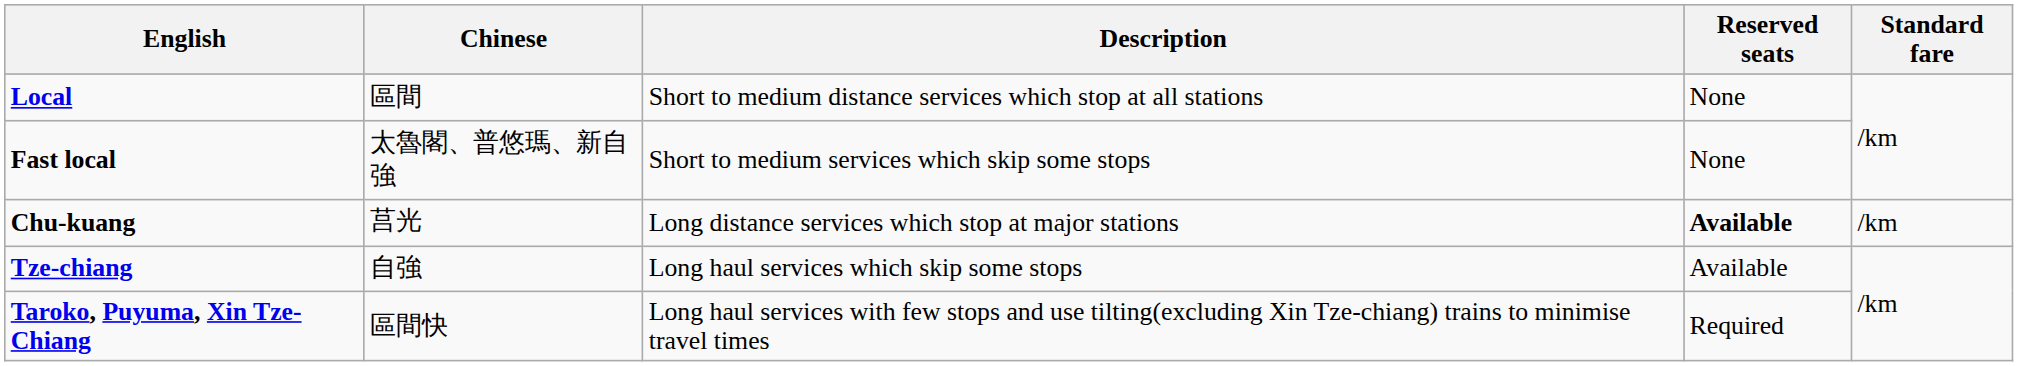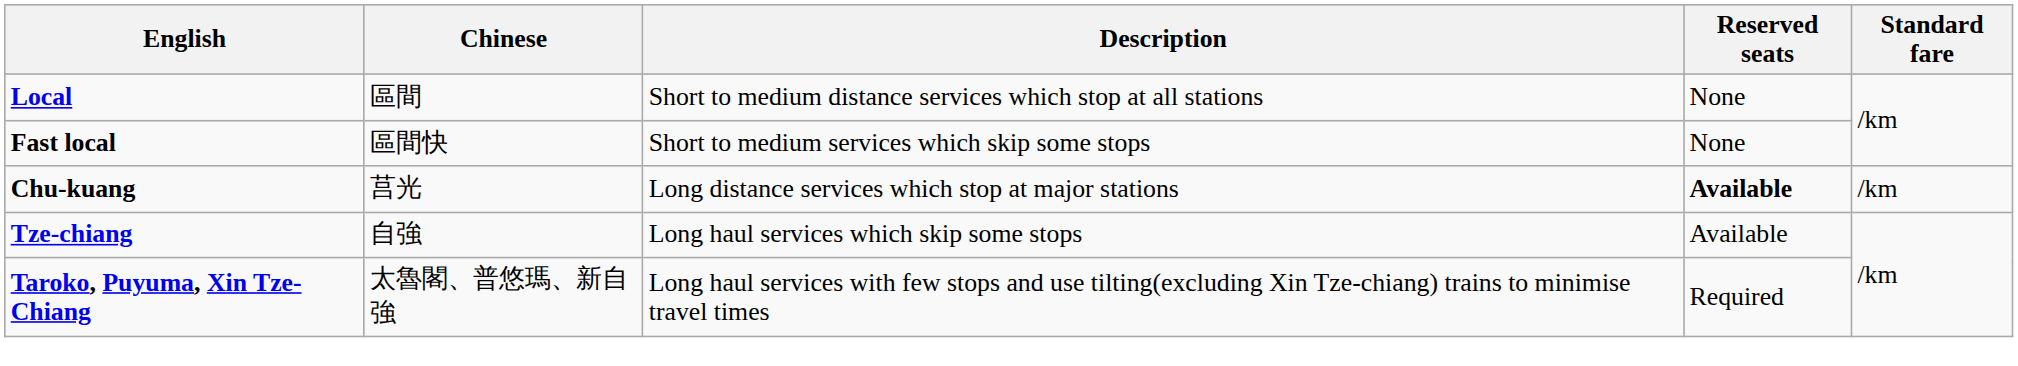(499, 158) 太魯閣、普悠瑪、新自強 -> (409, 142) 區間快
(409, 324) 區間快 -> (499, 296) 太魯閣、普悠瑪、新自強
